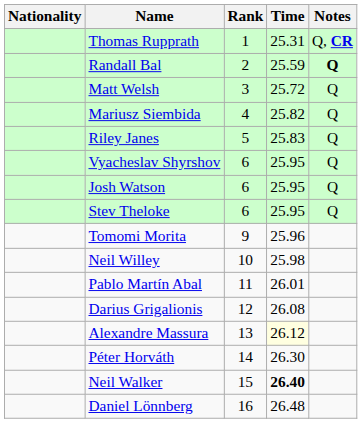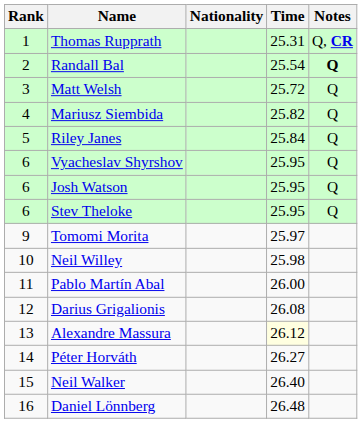columns swapped: (245, 16) <-> (45, 16)
(288, 65) 25.59 -> (288, 65) 25.54
(288, 138) 25.83 -> (288, 138) 25.84
(288, 235) 25.96 -> (288, 235) 25.97
(288, 284) 26.01 -> (288, 284) 26.00
(288, 357) 26.30 -> (288, 357) 26.27
(288, 382) bold -> (288, 382) normal
